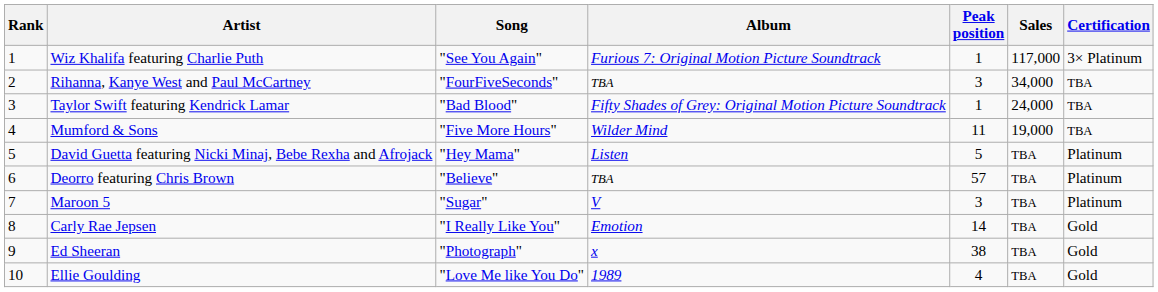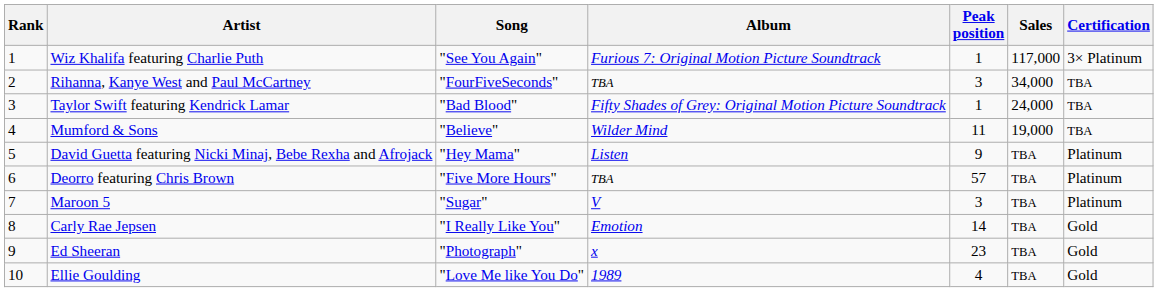(498, 130) "Five More Hours" -> (469, 130) "Believe"
(979, 154) 5 -> (979, 154) 9
(469, 178) "Believe" -> (498, 178) "Five More Hours"
(979, 250) 38 -> (979, 250) 23
